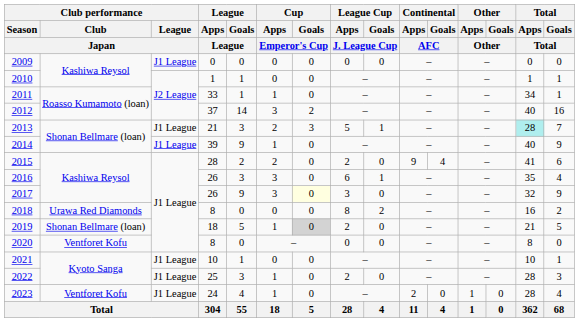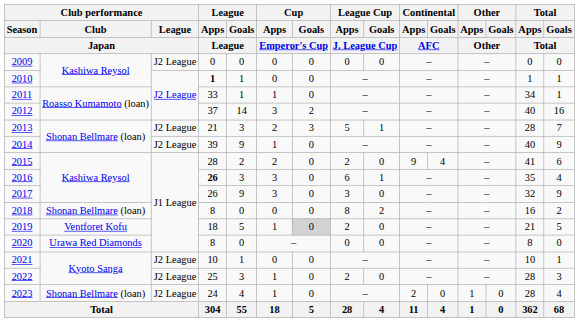(175, 62) J1 League -> (175, 62) J2 League
(213, 78) normal -> (213, 78) bold
(175, 128) J1 League -> (175, 128) J2 League
(530, 128) paleturquoise background -> (530, 128) no background
(175, 144) J1 League -> (175, 144) J2 League
(213, 177) normal -> (213, 177) bold
(311, 194) lightyellow background -> (311, 194) no background
(96, 210) Urawa Red Diamonds -> (96, 210) Shonan Bellmare (loan)
(96, 227) Shonan Bellmare (loan) -> (96, 227) Ventforet Kofu
(96, 243) Ventforet Kofu -> (96, 243) Urawa Red Diamonds
(175, 260) J1 League -> (175, 260) J2 League
(175, 276) J1 League -> (175, 276) J2 League
(96, 293) Ventforet Kofu -> (96, 293) Shonan Bellmare (loan)
(175, 293) J1 League -> (175, 293) J2 League
